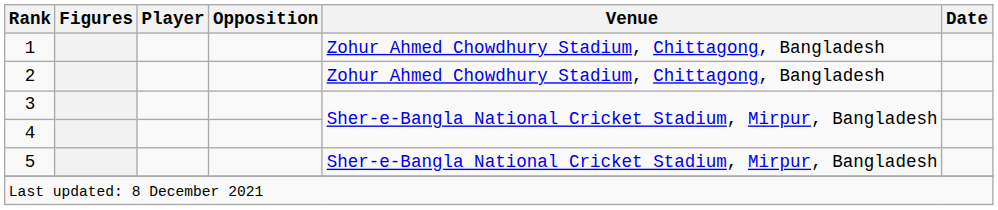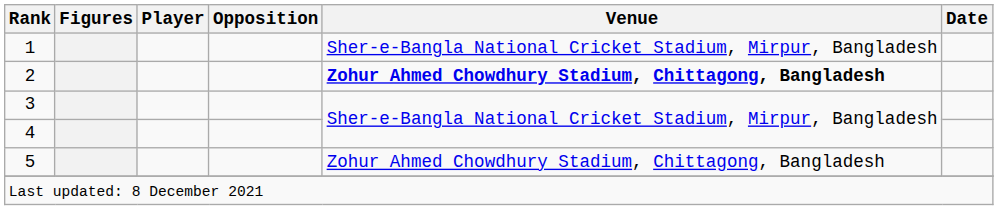(606, 48) Zohur Ahmed Chowdhury Stadium, Chittagong, Bangladesh -> (632, 48) Sher-e-Bangla National Cricket Stadium, Mirpur, Bangladesh
(606, 76) normal -> (606, 76) bold
(632, 162) Sher-e-Bangla National Cricket Stadium, Mirpur, Bangladesh -> (606, 162) Zohur Ahmed Chowdhury Stadium, Chittagong, Bangladesh
